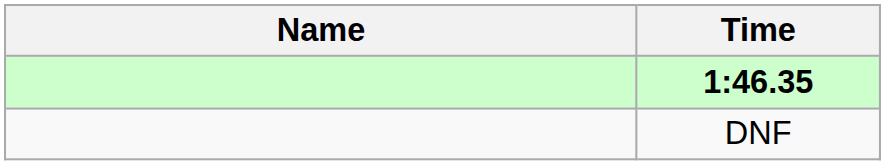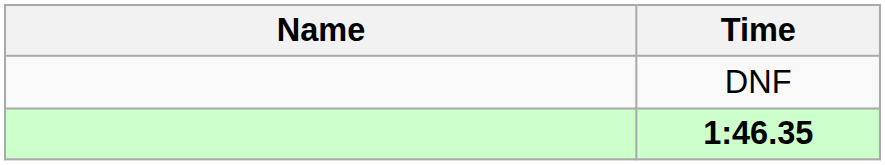rows swapped: (758, 81) <-> (758, 133)
